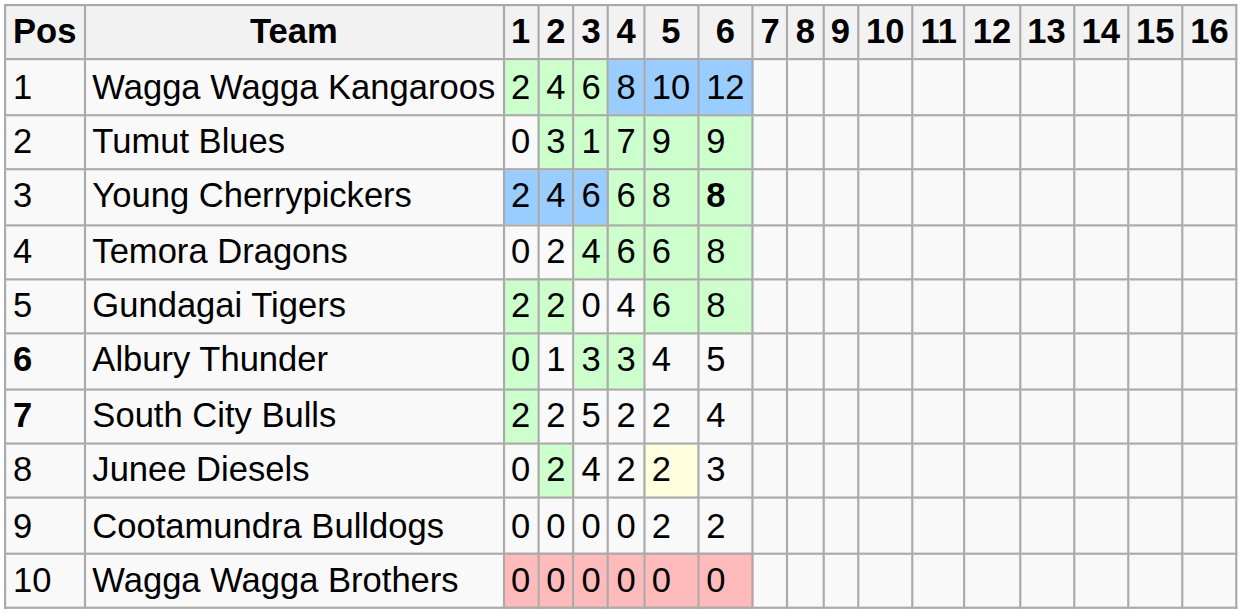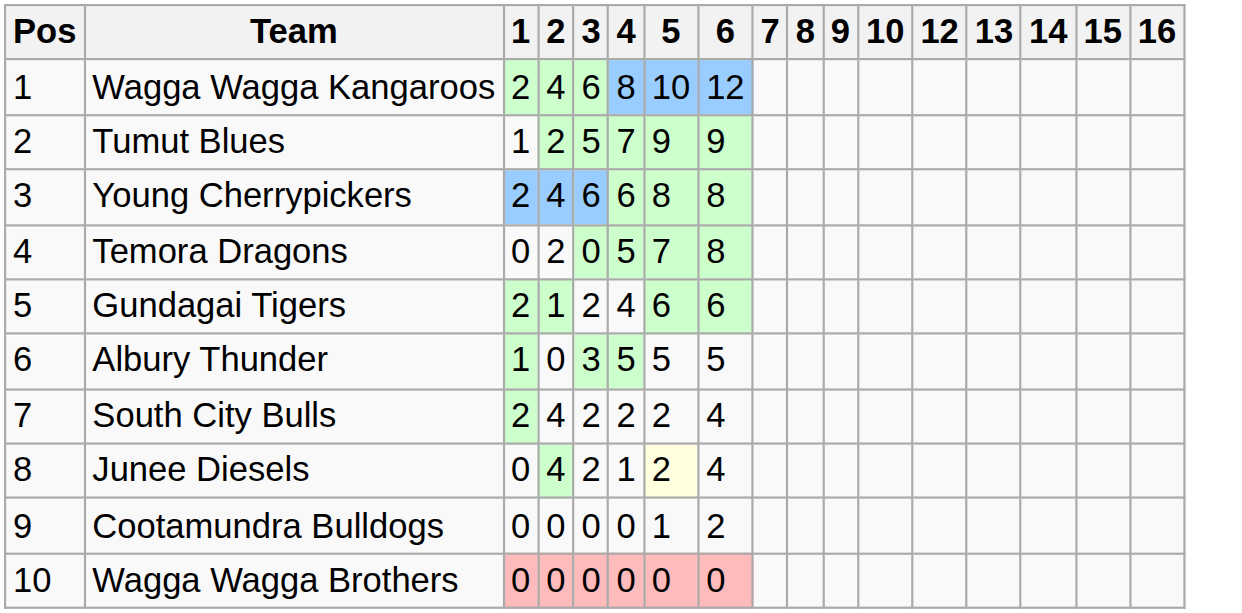- column: (939, 31)
(521, 141) 0 -> (521, 141) 1
(556, 141) 3 -> (556, 141) 2
(591, 141) 1 -> (591, 141) 5
(716, 196) bold -> (716, 196) normal
(591, 251) 4 -> (591, 251) 0
(626, 251) 6 -> (626, 251) 5
(661, 251) 6 -> (661, 251) 7
(556, 305) 2 -> (556, 305) 1
(591, 305) 0 -> (591, 305) 2
(716, 305) 8 -> (716, 305) 6
(23, 360) bold -> (23, 360) normal
(521, 360) 0 -> (521, 360) 1
(556, 360) 1 -> (556, 360) 0
(626, 360) 3 -> (626, 360) 5
(661, 360) 4 -> (661, 360) 5
(23, 415) bold -> (23, 415) normal
(556, 415) 2 -> (556, 415) 4
(591, 415) 5 -> (591, 415) 2
(556, 470) 2 -> (556, 470) 4
(591, 470) 4 -> (591, 470) 2
(626, 470) 2 -> (626, 470) 1
(716, 470) 3 -> (716, 470) 4
(661, 525) 2 -> (661, 525) 1
